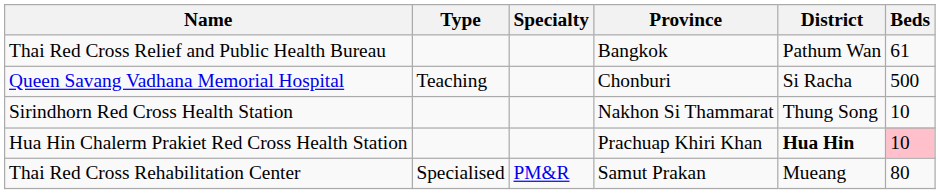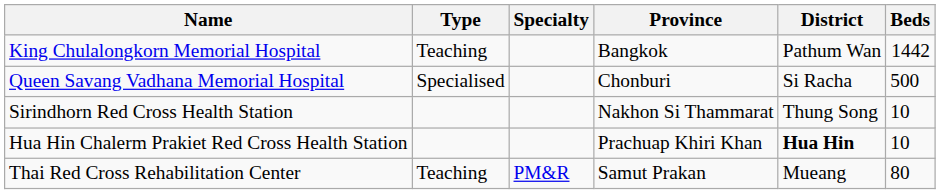+ row: (165, 50)
- row: (198, 50)
(452, 81) Teaching -> (461, 81) Specialised
(900, 142) pink background -> (900, 142) no background
(461, 173) Specialised -> (452, 173) Teaching
